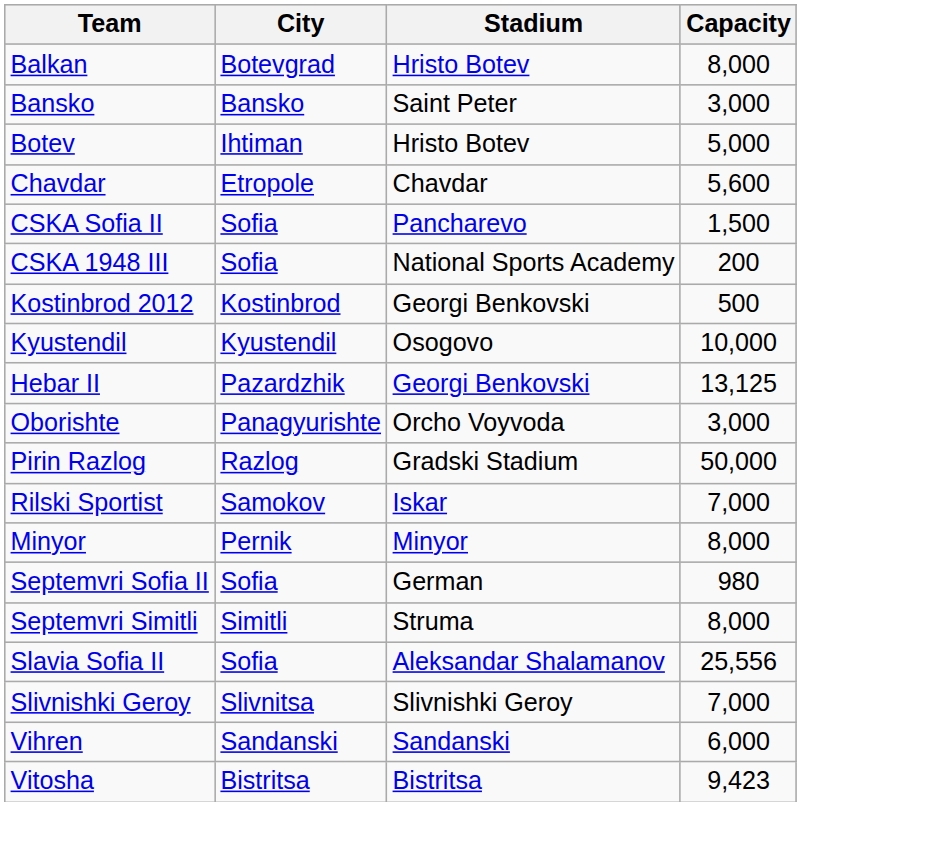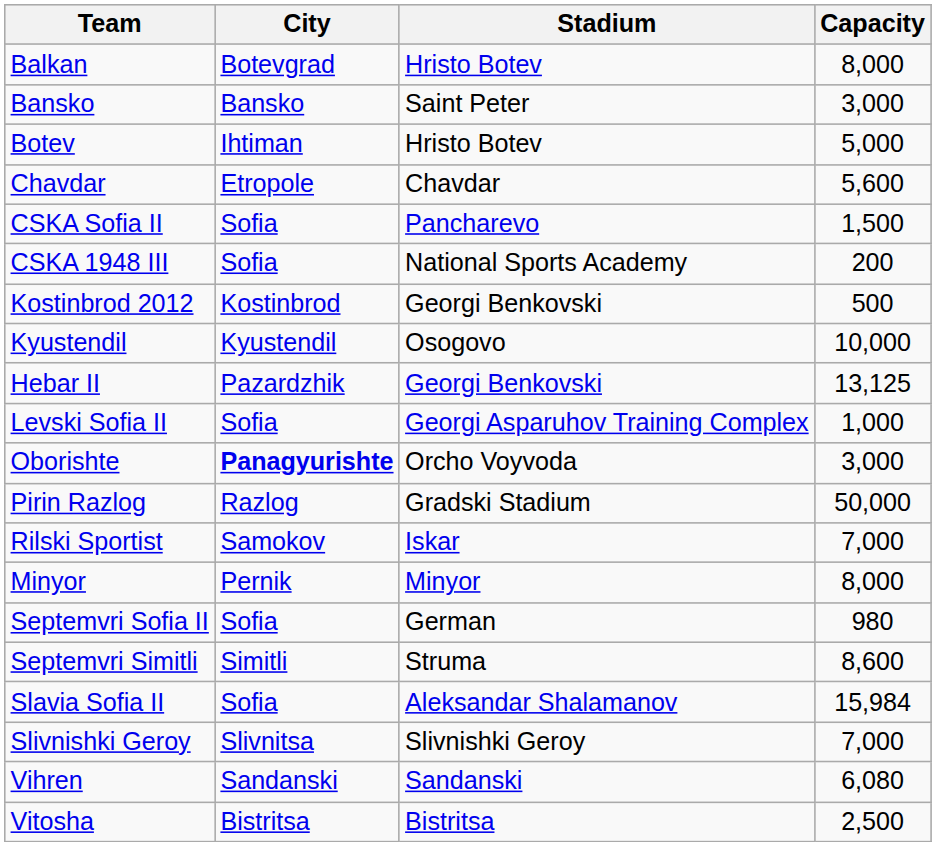+ row: (89, 422)
(301, 422) normal -> (307, 462) bold
(739, 622) 8,000 -> (873, 661) 8,600
(739, 661) 25,556 -> (873, 701) 15,984
(739, 741) 6,000 -> (873, 781) 6,080
(739, 781) 9,423 -> (873, 821) 2,500
